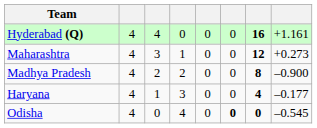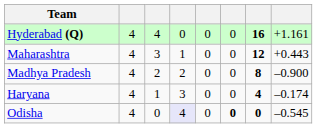(291, 53) +0.273 -> (291, 53) +0.443
(291, 93) –0.177 -> (291, 93) –0.174
(182, 113) no background -> (182, 113) lavender background
